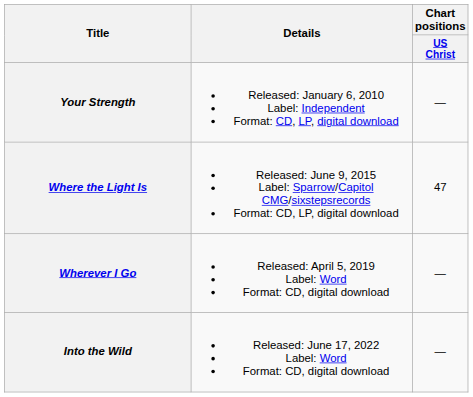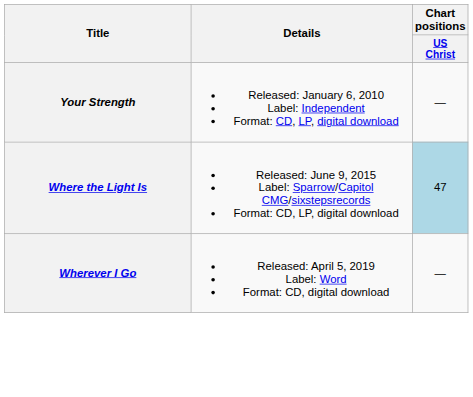(440, 187) no background -> (440, 187) lightblue background
- row: (98, 352)
